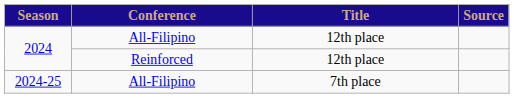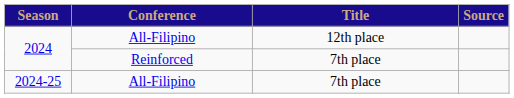(355, 59) 12th place -> (355, 59) 7th place
